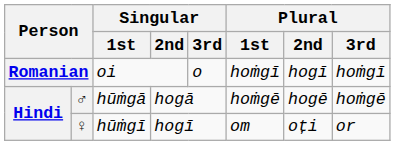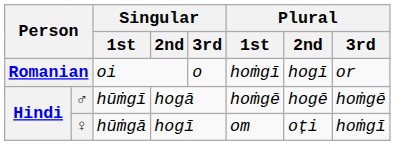(361, 72) hoṁgī -> (346, 72) or
(121, 100) hūṁgā -> (121, 100) hūṁgī
(121, 127) hūṁgī -> (121, 127) hūṁgā
(346, 127) or -> (361, 127) hoṁgī
